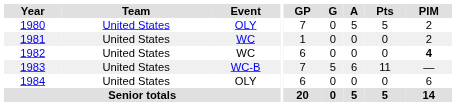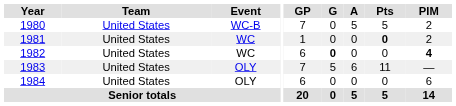(246, 25) OLY -> (246, 25) WC-B
(385, 39) normal -> (385, 39) bold
(333, 53) normal -> (333, 53) bold
(246, 67) WC-B -> (246, 67) OLY
